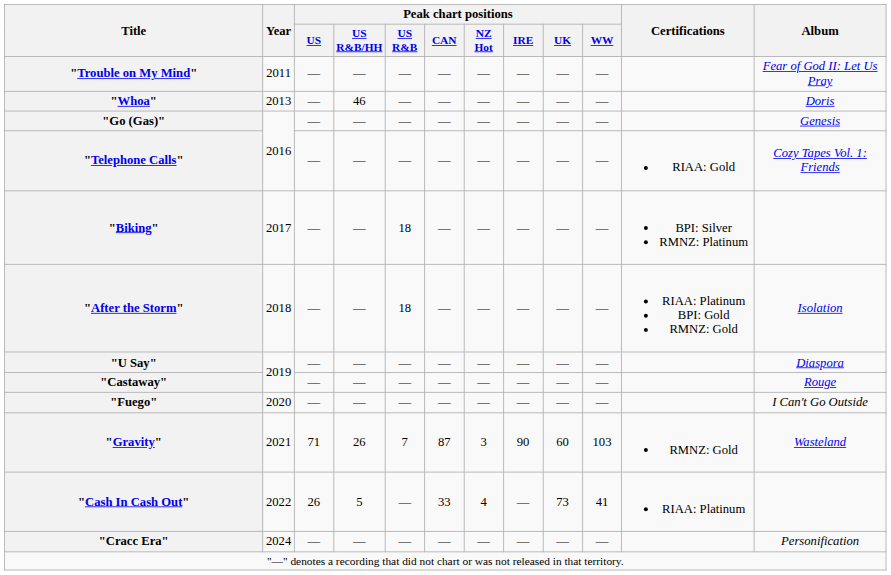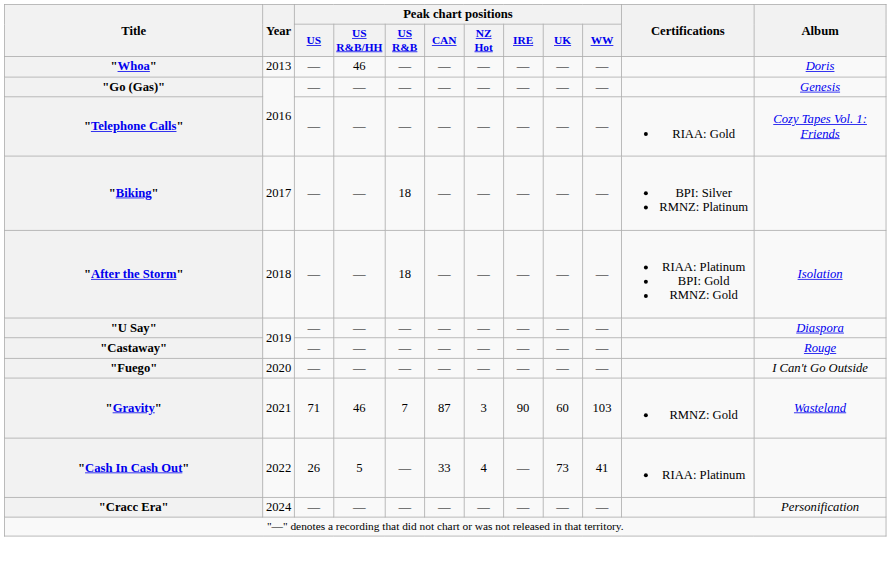- row: (134, 73)
(359, 442) 26 -> (359, 408) 46
